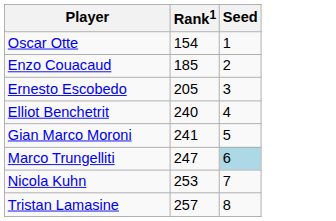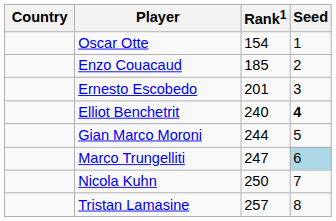+ column: (40, 18)
(186, 89) 205 -> (256, 89) 201
(227, 112) normal -> (297, 112) bold
(186, 135) 241 -> (256, 135) 244
(186, 181) 253 -> (256, 181) 250
